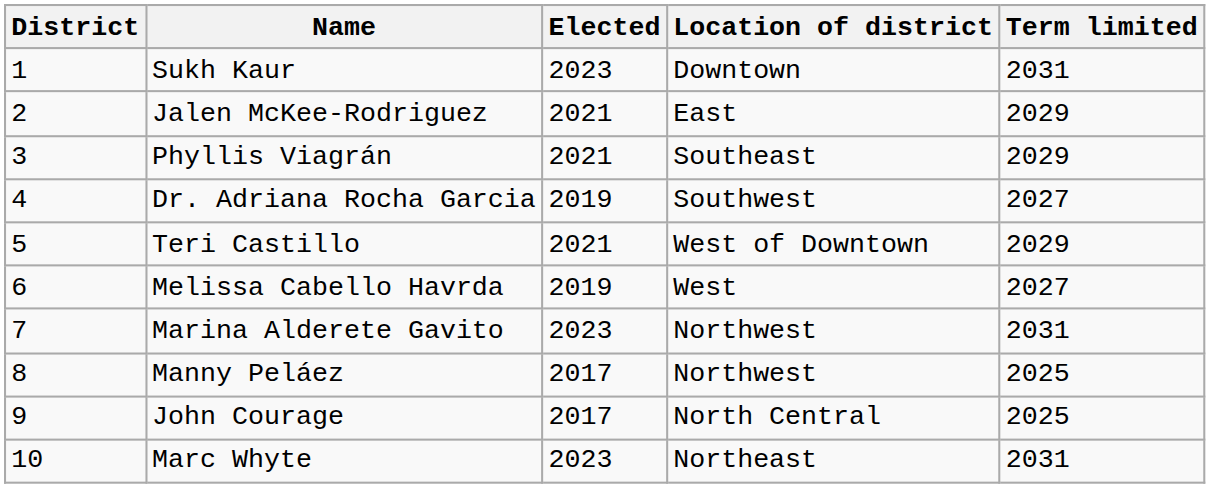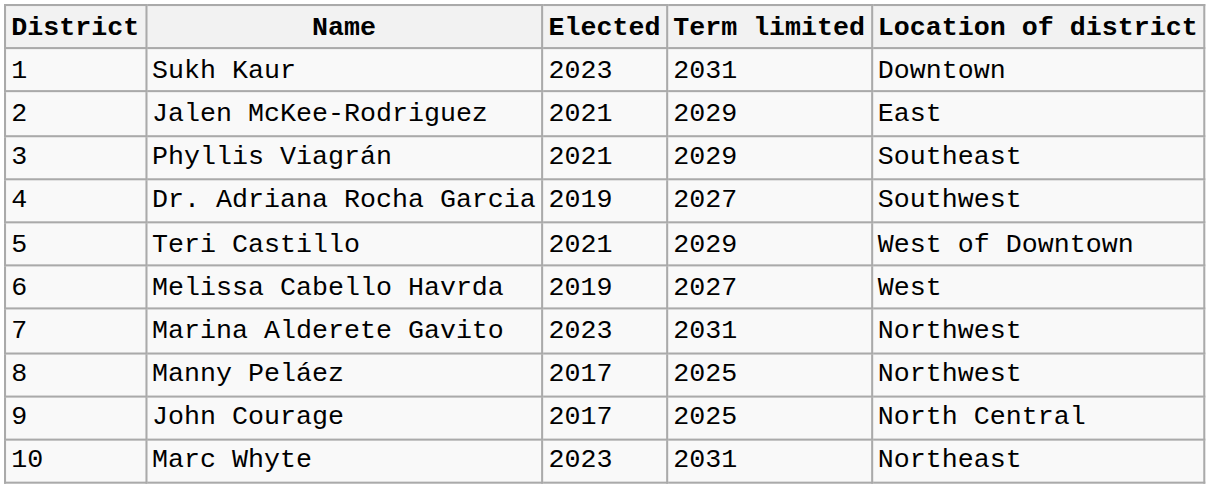columns swapped: (1102, 27) <-> (833, 27)
